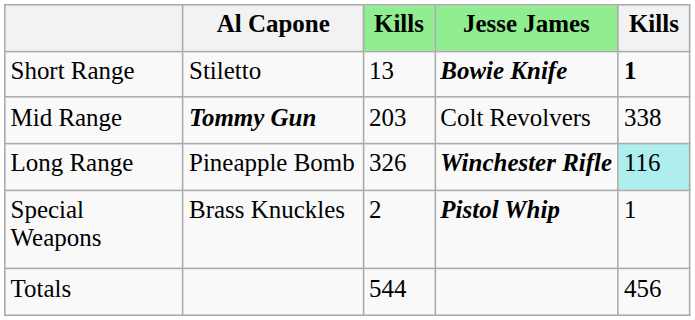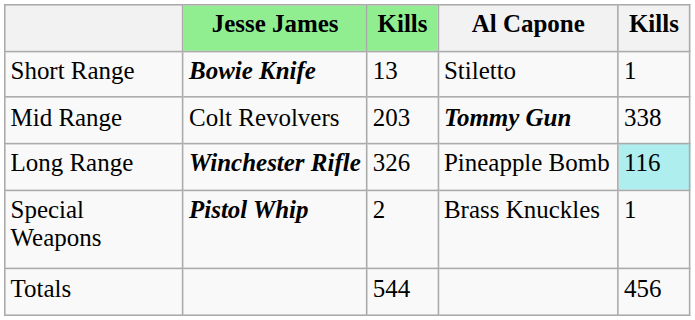columns swapped: (526, 24) <-> (273, 24)
(630, 70) bold -> (630, 70) normal
